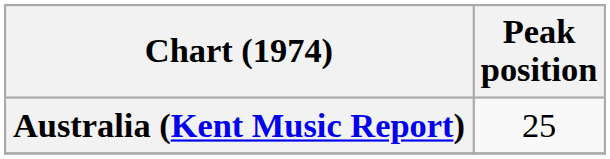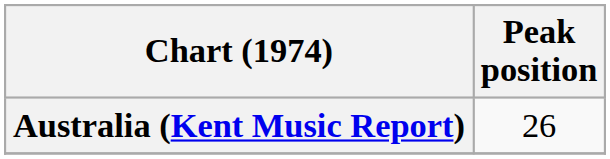(539, 125) 25 -> (539, 125) 26
